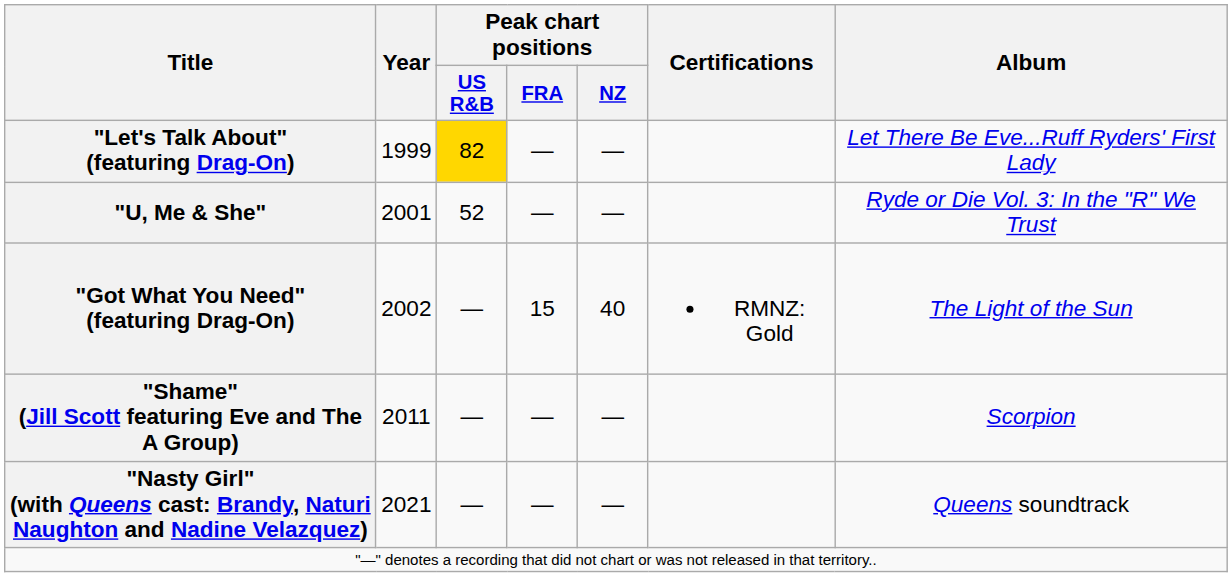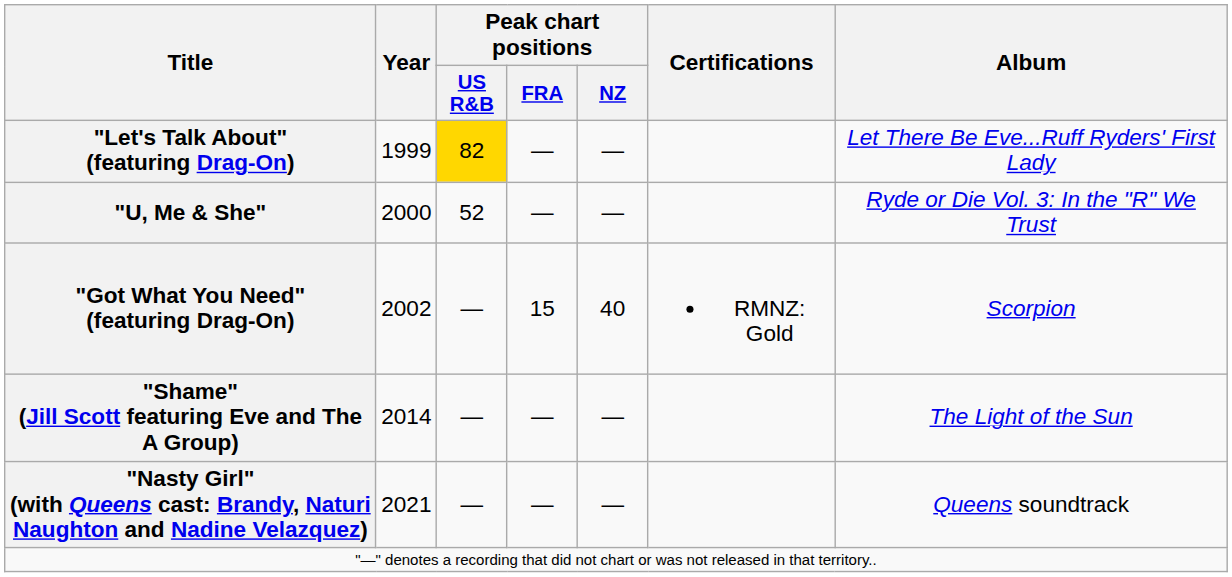(406, 212) 2001 -> (406, 212) 2000
(1031, 308) The Light of the Sun -> (1031, 308) Scorpion
(406, 417) 2011 -> (406, 417) 2014
(1031, 417) Scorpion -> (1031, 417) The Light of the Sun
